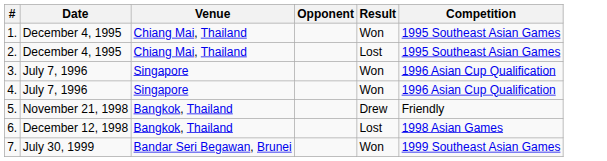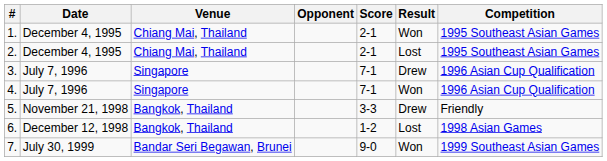+ column: (376, 14)
(372, 71) Won -> (412, 71) Drew
